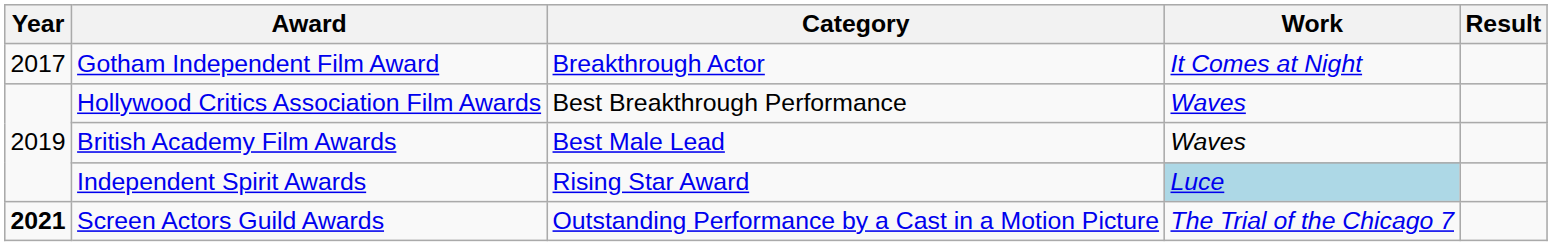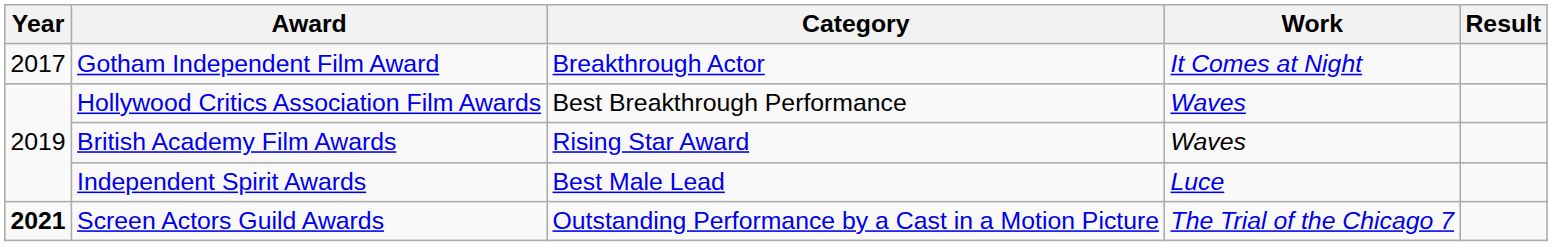(639, 142) Best Male Lead -> (651, 142) Rising Star Award
(651, 181) Rising Star Award -> (639, 181) Best Male Lead
(1197, 181) lightblue background -> (1197, 181) no background
